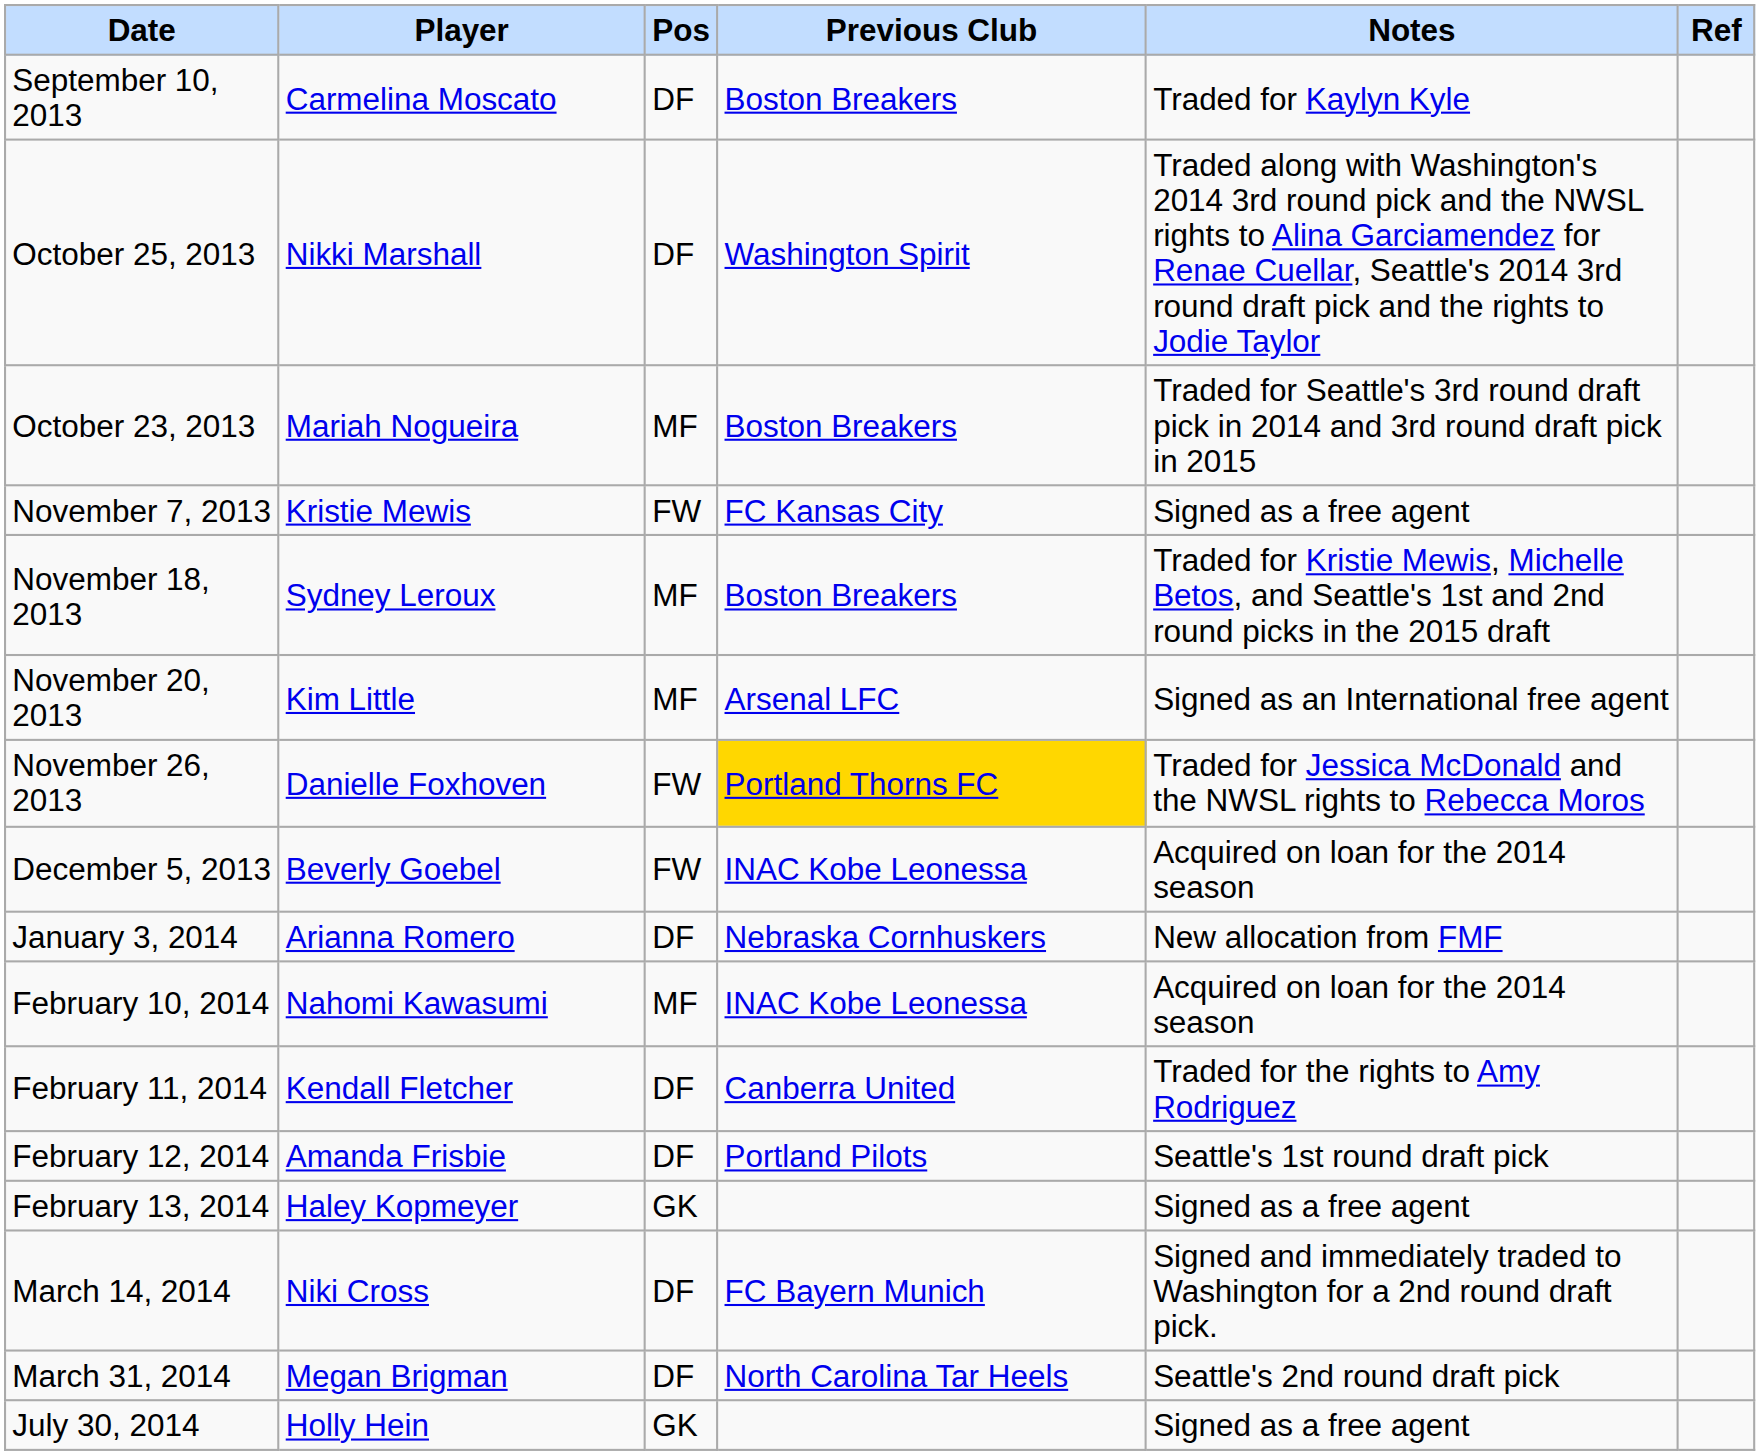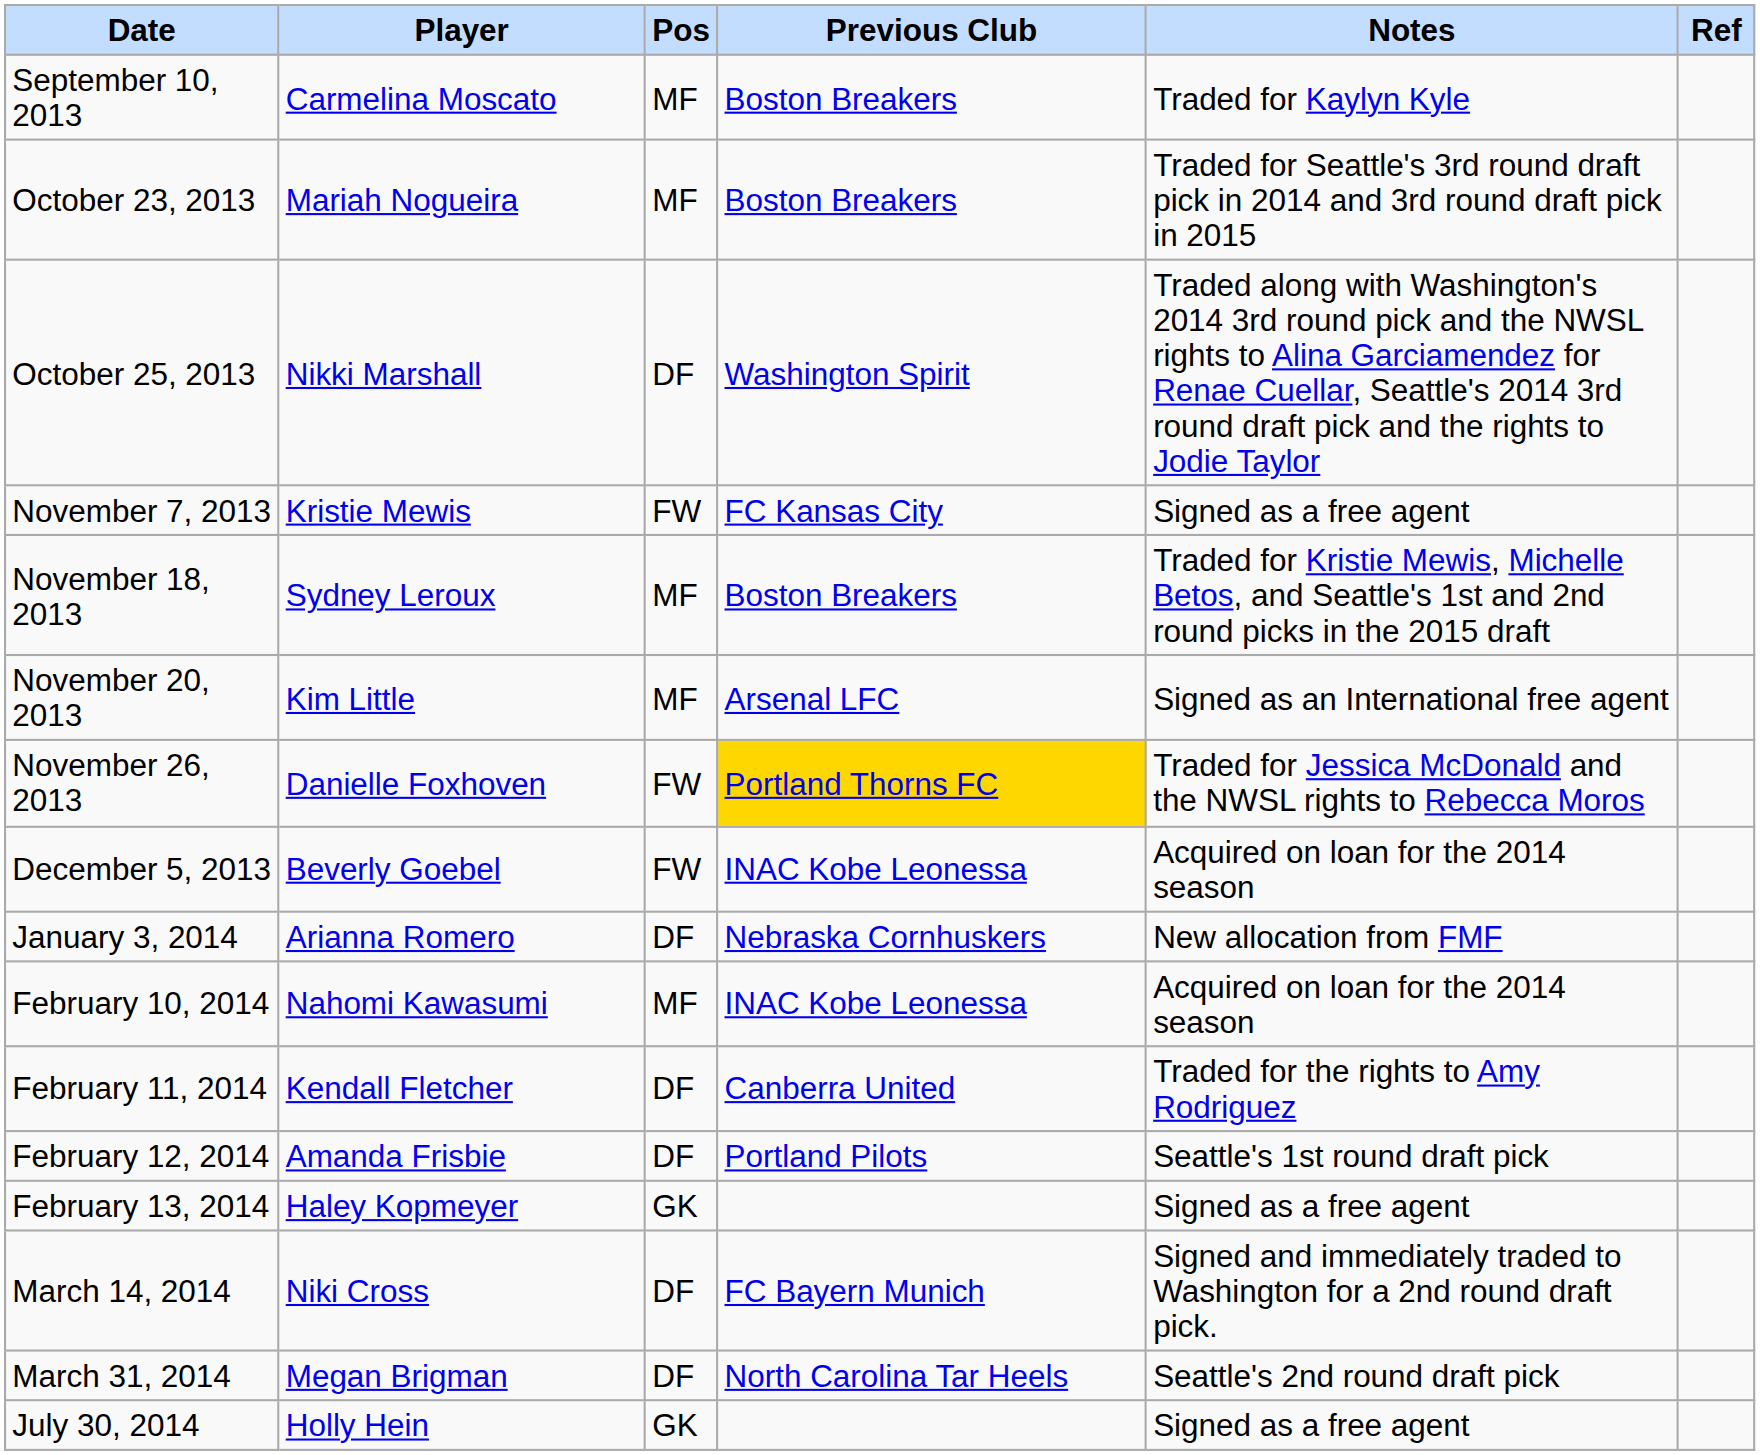(673, 98) DF -> (675, 98) MF
rows swapped: (134, 426) <-> (134, 253)
